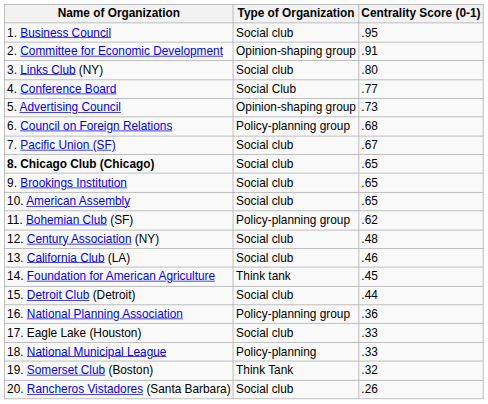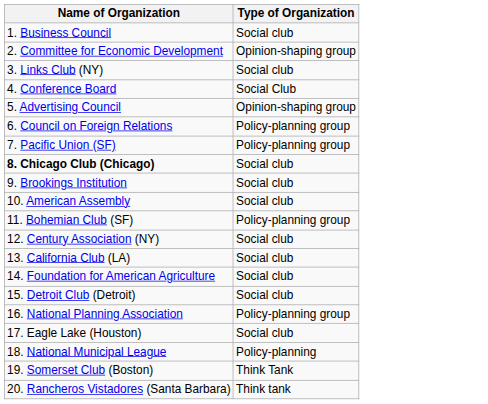- column: (421, 13)
(265, 145) Social club -> (293, 145) Policy-planning group
(263, 276) Think tank -> (265, 276) Social club
(265, 389) Social club -> (263, 389) Think tank
